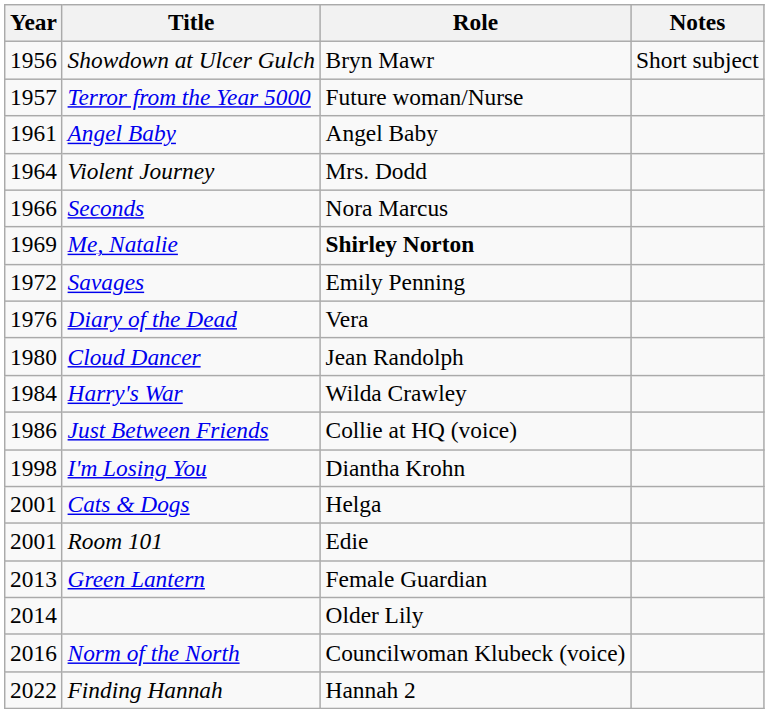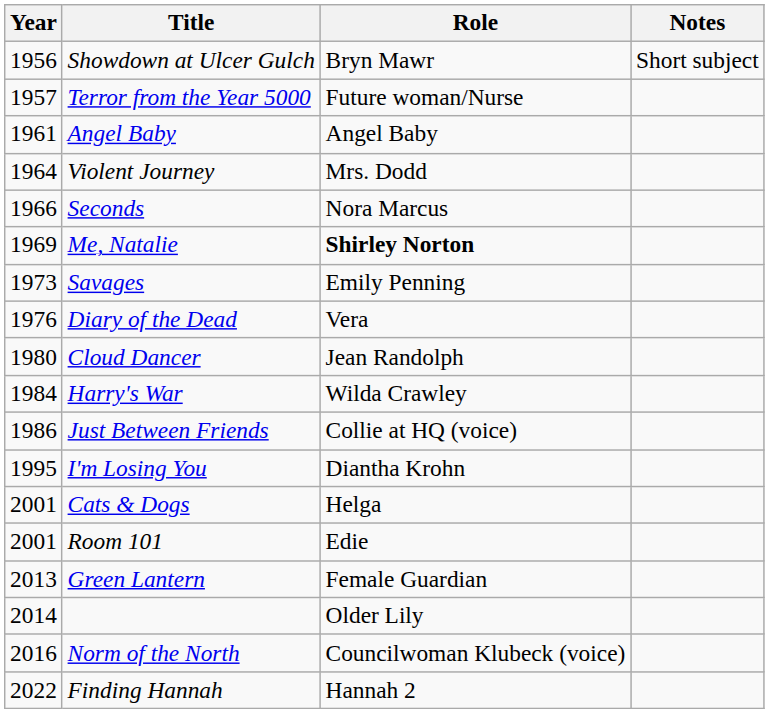(33, 282) 1972 -> (33, 282) 1973
(33, 467) 1998 -> (33, 467) 1995
